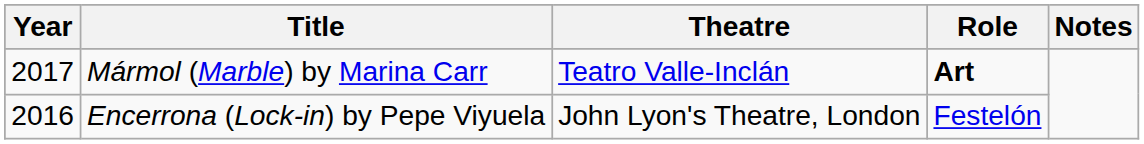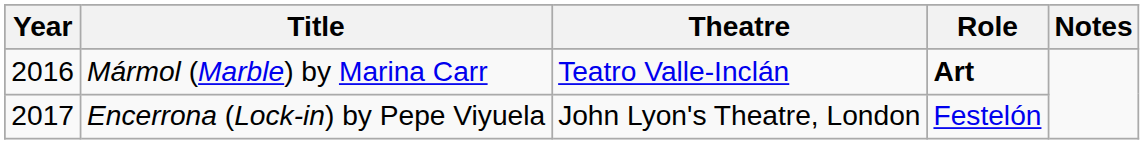(43, 71) 2017 -> (43, 71) 2016
(43, 116) 2016 -> (43, 116) 2017
